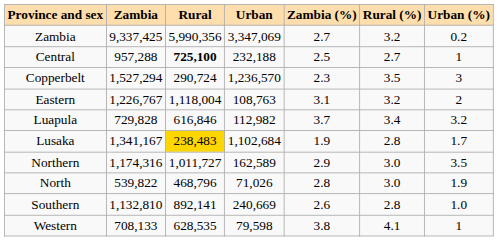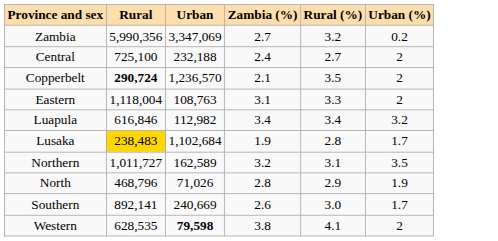- column: (136, 15)
(195, 57) bold -> (136, 57) normal
(322, 57) 2.5 -> (263, 57) 2.4
(459, 57) 1 -> (400, 57) 2
(195, 78) normal -> (136, 78) bold
(322, 78) 2.3 -> (263, 78) 2.1
(459, 78) 3 -> (400, 78) 2
(392, 99) 3.2 -> (333, 99) 3.3
(322, 120) 3.7 -> (263, 120) 3.4
(322, 162) 2.9 -> (263, 162) 3.2
(392, 162) 3.0 -> (333, 162) 3.1
(392, 183) 3.0 -> (333, 183) 2.9
(392, 204) 2.8 -> (333, 204) 3.0
(459, 204) 1.0 -> (400, 204) 1.7
(254, 225) normal -> (195, 225) bold
(459, 225) 1 -> (400, 225) 2
